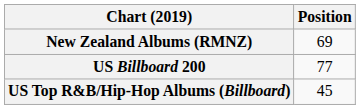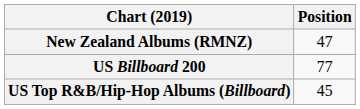(325, 41) 69 -> (325, 41) 47
